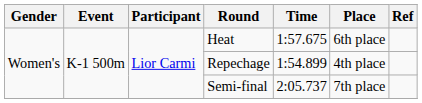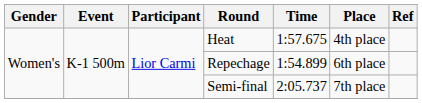(359, 40) 6th place -> (359, 40) 4th place
(359, 63) 4th place -> (359, 63) 6th place
